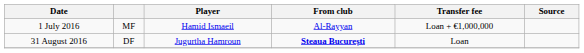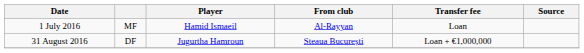(460, 25) Loan + €1,000,000 -> (458, 25) Loan
(333, 40) bold -> (334, 40) normal
(460, 40) Loan -> (458, 40) Loan + €1,000,000
